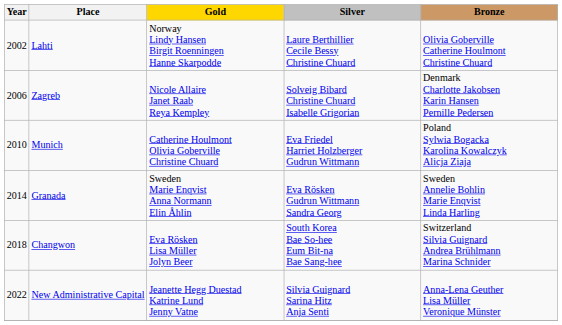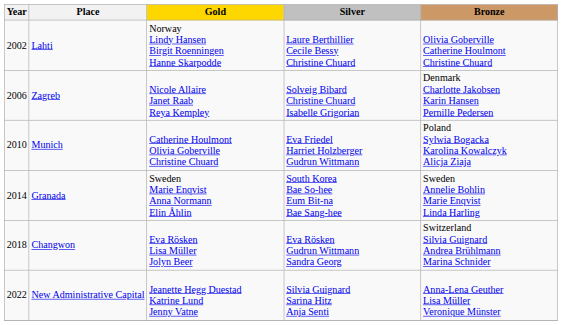(323, 201) Eva Rösken Gudrun Wittmann Sandra Georg -> (314, 195) South Korea Bae So-hee Eum Bit-na Bae Sang-hee
(314, 245) South Korea Bae So-hee Eum Bit-na Bae Sang-hee -> (323, 251) Eva Rösken Gudrun Wittmann Sandra Georg
